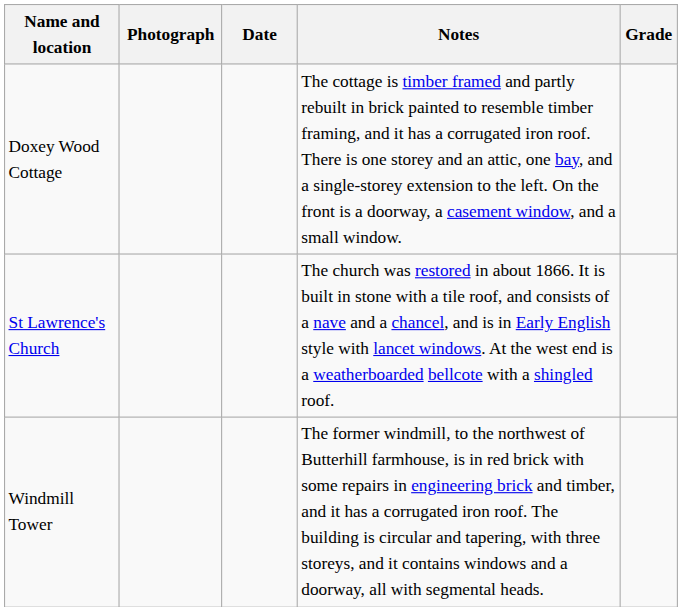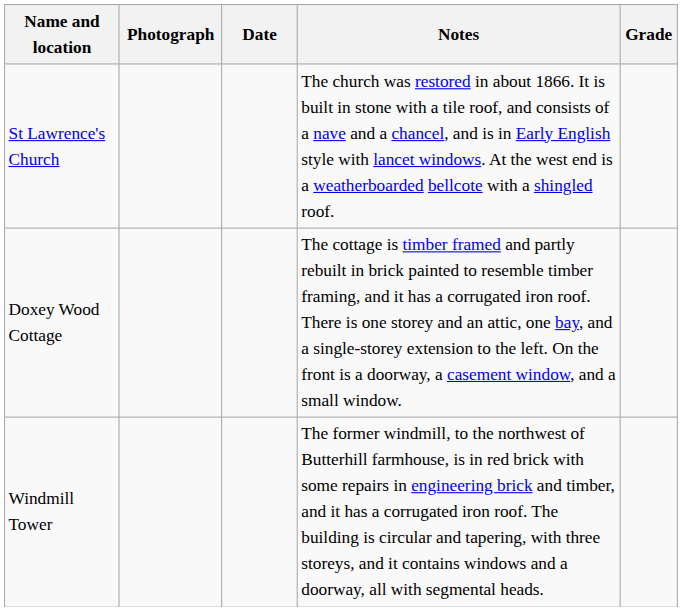rows swapped: (57, 335) <-> (54, 159)
